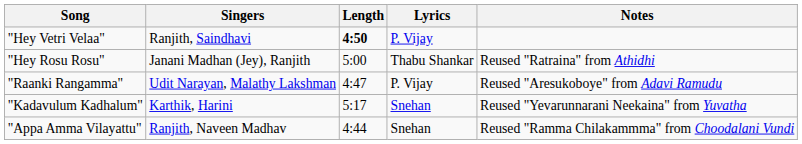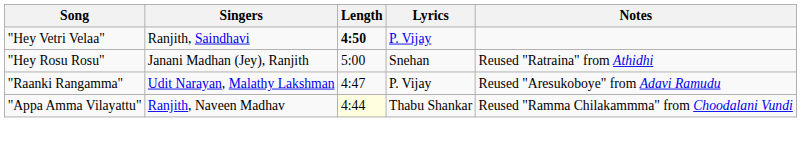(432, 61) Thabu Shankar -> (409, 61) Snehan
- row: (75, 106)
(355, 128) no background -> (353, 106) lightyellow background
(411, 128) Snehan -> (431, 106) Thabu Shankar
